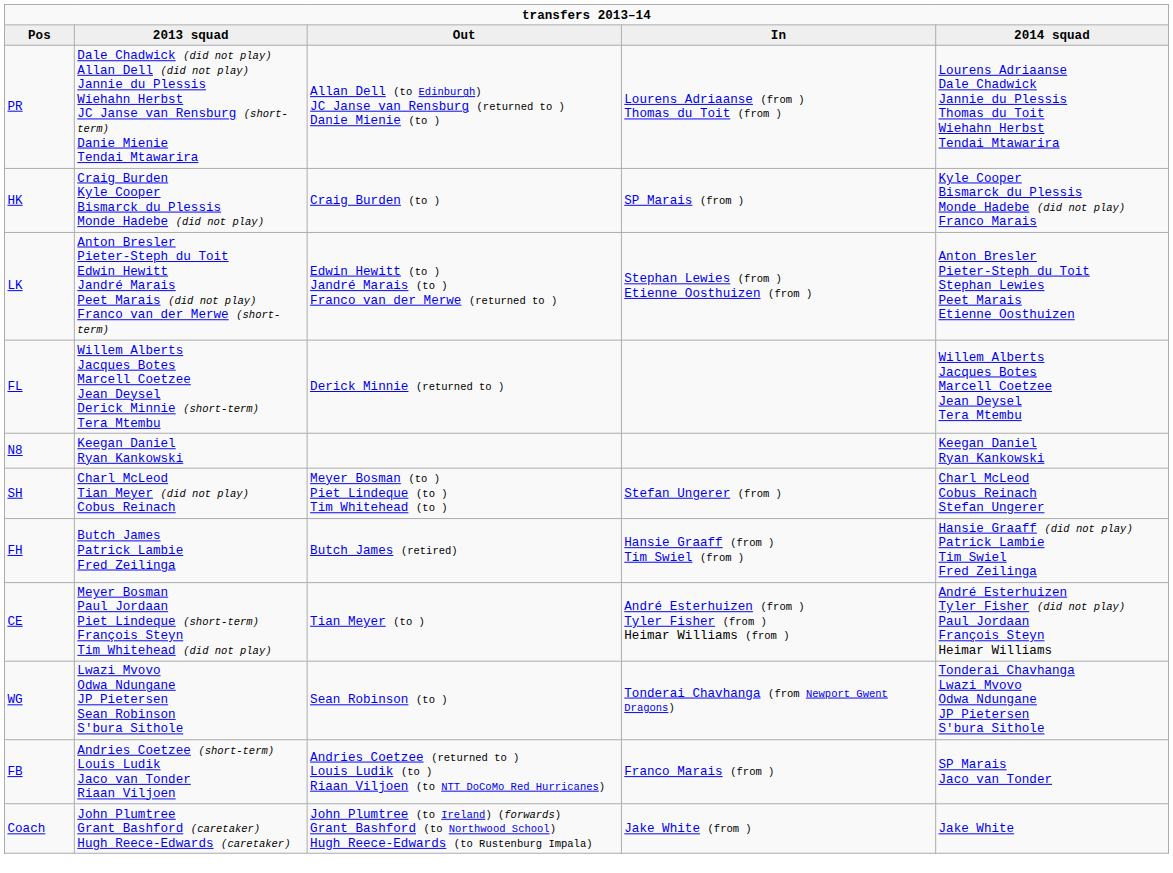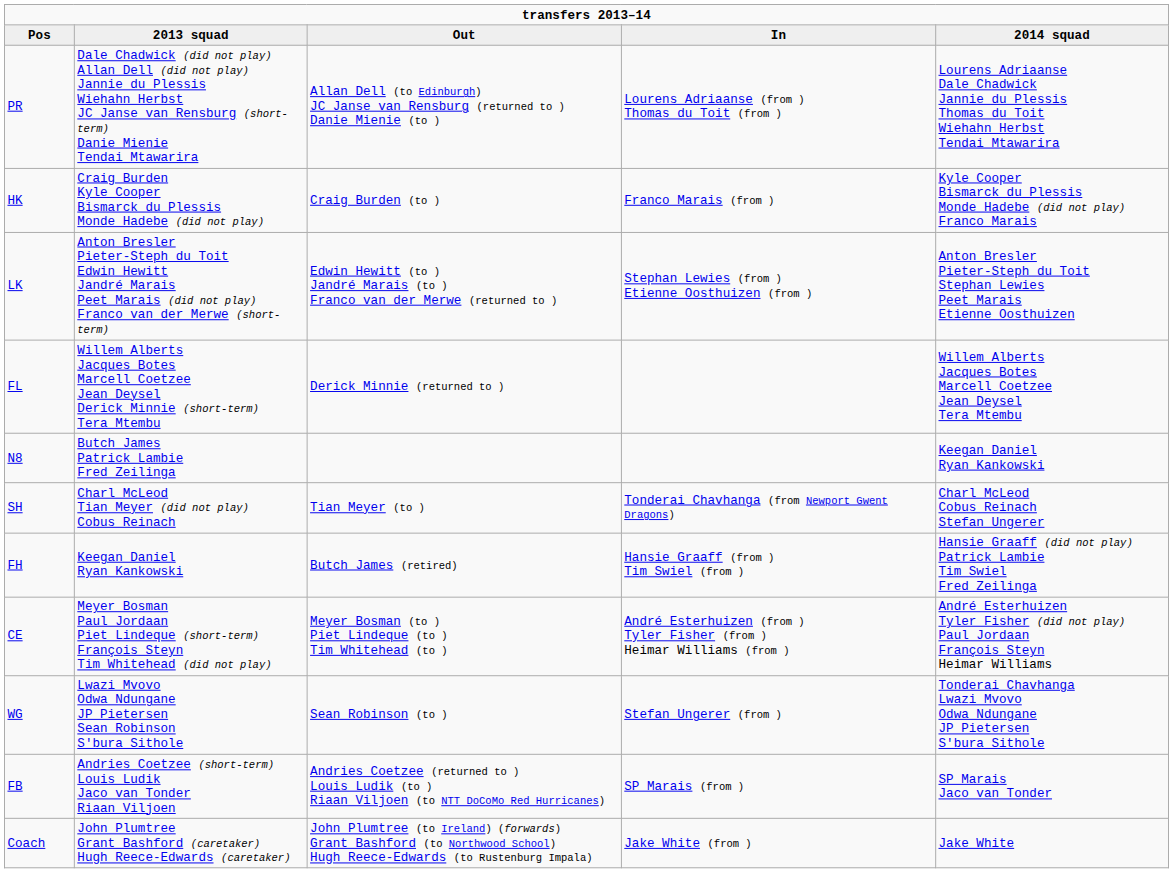(684, 200) SP Marais (from ) -> (699, 200) Franco Marais (from )
(130, 451) Keegan Daniel Ryan Kankowski -> (130, 458) Butch James Patrick Lambie Fred Zeilinga
(379, 493) Meyer Bosman (to ) Piet Lindeque (to ) Tim Whitehead (to ) -> (367, 508) Tian Meyer (to )
(703, 493) Stefan Ungerer (from ) -> (756, 507) Tonderai Chavhanga (from Newport Gwent Dragons)
(130, 550) Butch James Patrick Lambie Fred Zeilinga -> (130, 565) Keegan Daniel Ryan Kankowski
(367, 622) Tian Meyer (to ) -> (379, 636) Meyer Bosman (to ) Piet Lindeque (to ) Tim Whitehead (to )
(756, 700) Tonderai Chavhanga (from Newport Gwent Dragons) -> (703, 715) Stefan Ungerer (from )
(699, 772) Franco Marais (from ) -> (684, 786) SP Marais (from )
